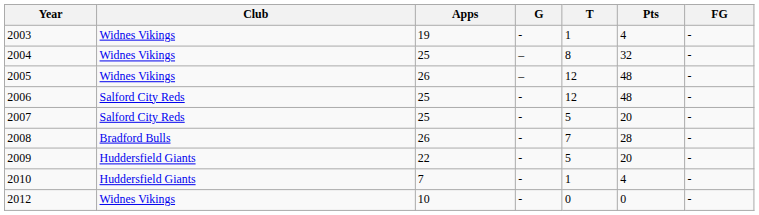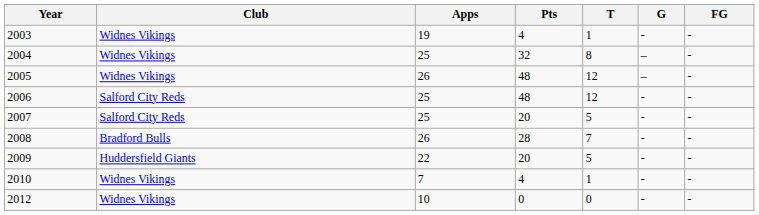columns swapped: (651, 14) <-> (539, 14)
(148, 179) Huddersfield Giants -> (137, 179) Widnes Vikings
